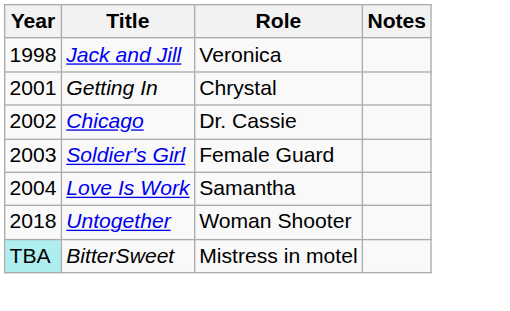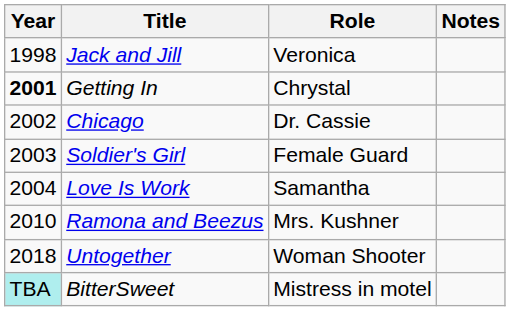(33, 88) normal -> (33, 88) bold
+ row: (165, 222)
